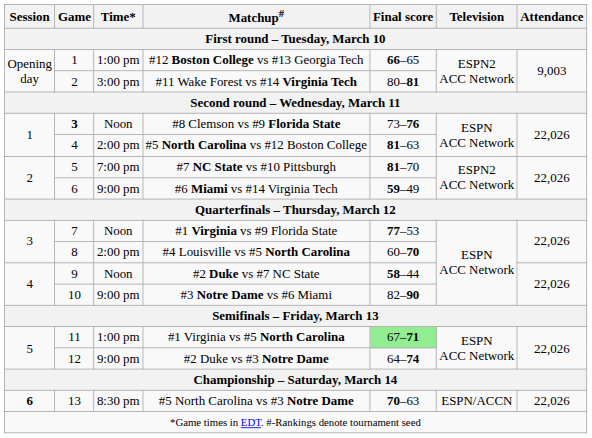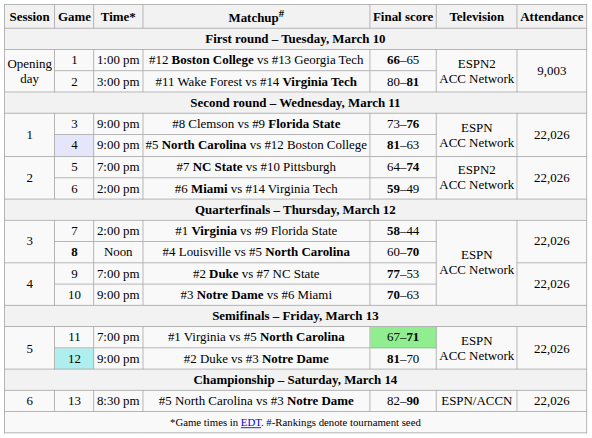(74, 124) bold -> (74, 124) normal
(118, 124) Noon -> (118, 124) 9:00 pm
(74, 145) no background -> (74, 145) lavender background
(118, 145) 2:00 pm -> (118, 145) 9:00 pm
(403, 167) 81–70 -> (403, 167) 64–74
(118, 188) 9:00 pm -> (118, 188) 2:00 pm
(118, 230) Noon -> (118, 230) 2:00 pm
(403, 230) 77–53 -> (403, 230) 58–44
(74, 252) normal -> (74, 252) bold
(118, 252) 2:00 pm -> (118, 252) Noon
(118, 273) Noon -> (118, 273) 7:00 pm
(403, 273) 58–44 -> (403, 273) 77–53
(403, 294) 82–90 -> (403, 294) 70–63
(118, 337) 1:00 pm -> (118, 337) 7:00 pm
(74, 358) no background -> (74, 358) paleturquoise background
(403, 358) 64–74 -> (403, 358) 81–70
(30, 401) bold -> (30, 401) normal
(403, 401) 70–63 -> (403, 401) 82–90
